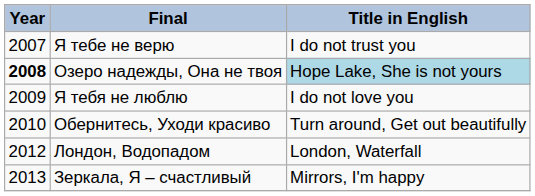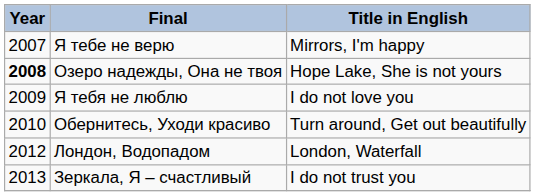(353, 45) I do not trust you -> (357, 45) Mirrors, I'm happy
(396, 72) lightblue background -> (396, 72) no background
(357, 178) Mirrors, I'm happy -> (353, 178) I do not trust you
